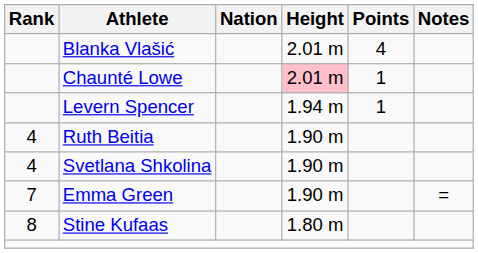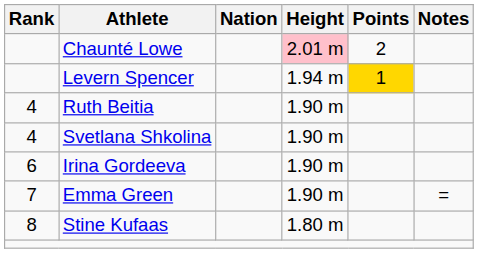- row: (119, 48)
(381, 78) 1 -> (381, 48) 2
(381, 107) no background -> (381, 78) gold background
+ row: (124, 166)
